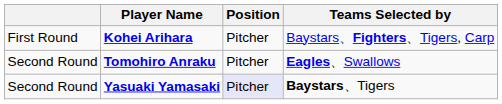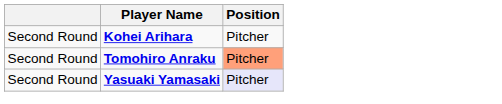- column: (390, 15)
(43, 38) First Round -> (53, 36) Second Round
(247, 62) no background -> (247, 58) lightsalmon background
